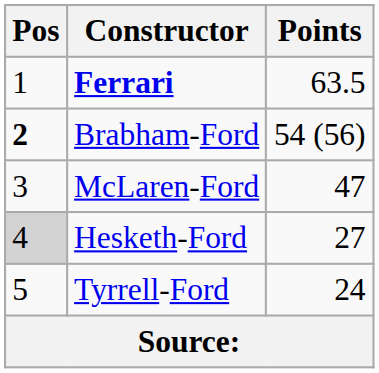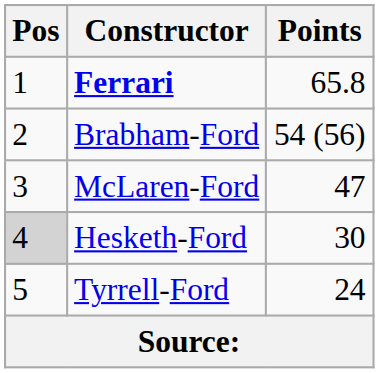(338, 82) 63.5 -> (338, 82) 65.8
(20, 134) bold -> (20, 134) normal
(350, 238) 27 -> (350, 238) 30
